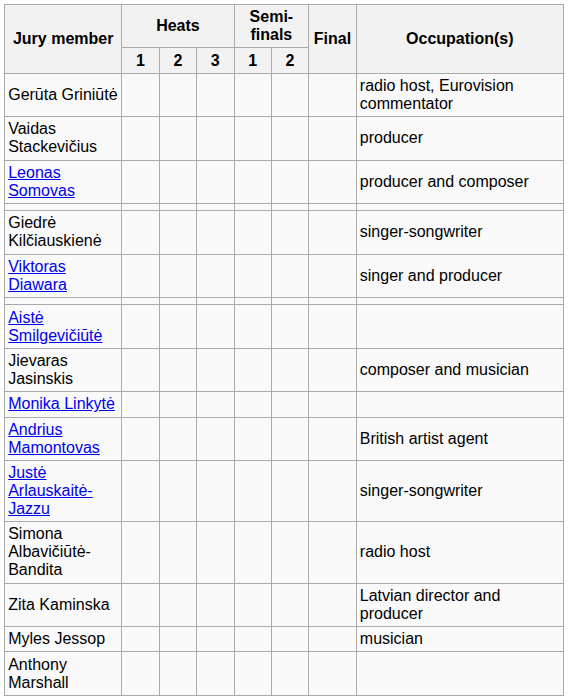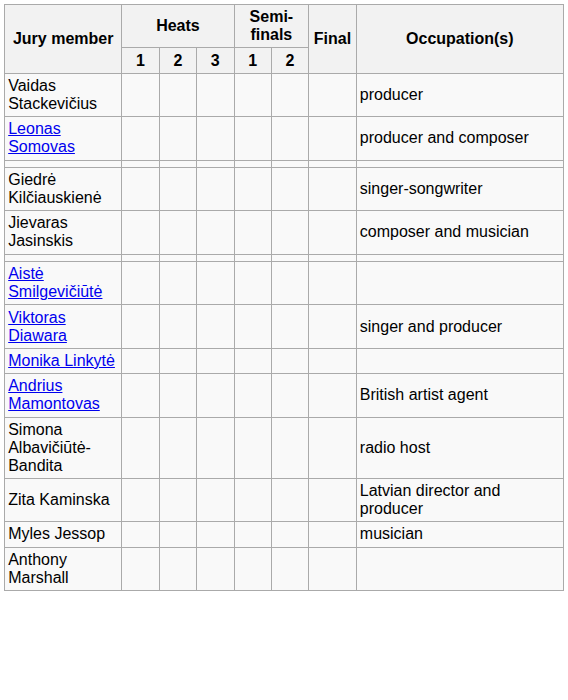- row: (63, 94)
rows swapped: (41, 369) <-> (38, 275)
- row: (50, 491)
